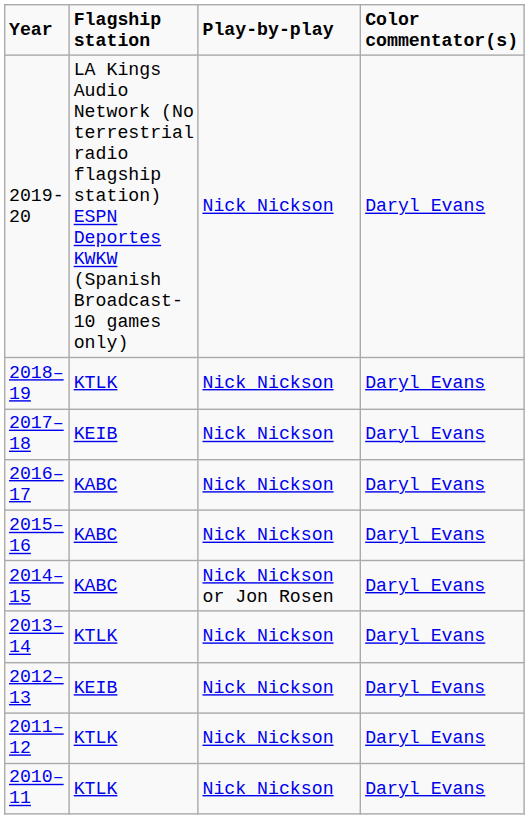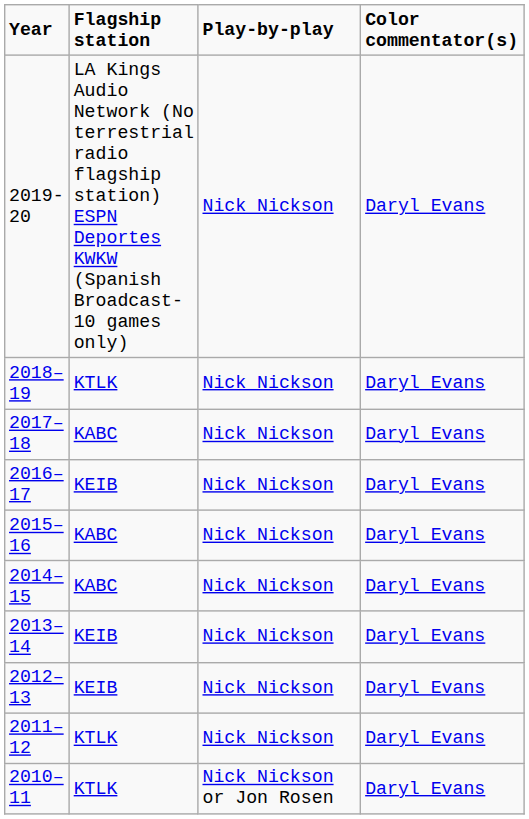(96, 434) KEIB -> (96, 434) KABC
(96, 485) KABC -> (96, 485) KEIB
(268, 586) Nick Nickson or Jon Rosen -> (268, 586) Nick Nickson
(96, 637) KTLK -> (96, 637) KEIB
(268, 789) Nick Nickson -> (268, 789) Nick Nickson or Jon Rosen
